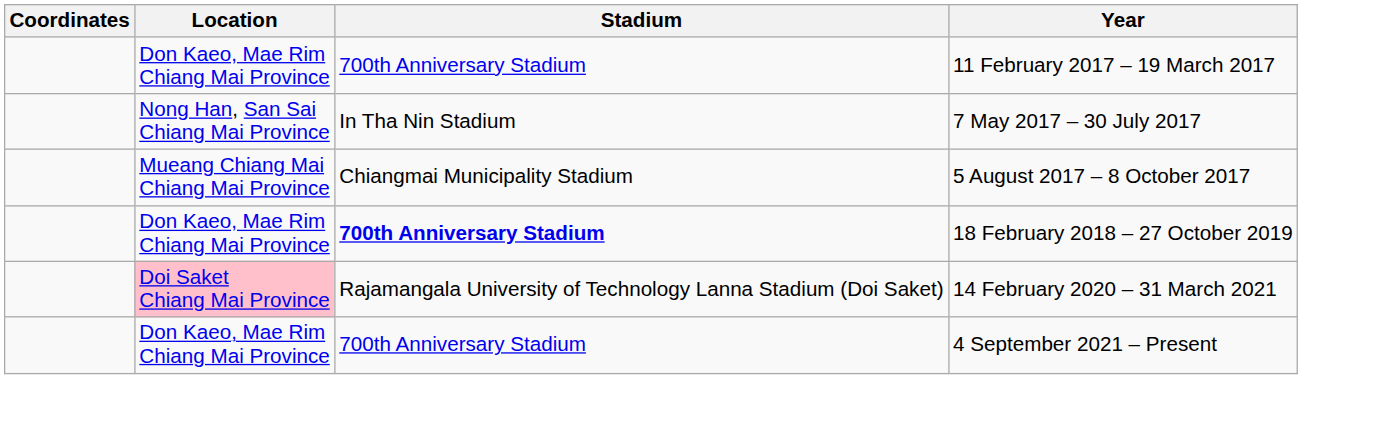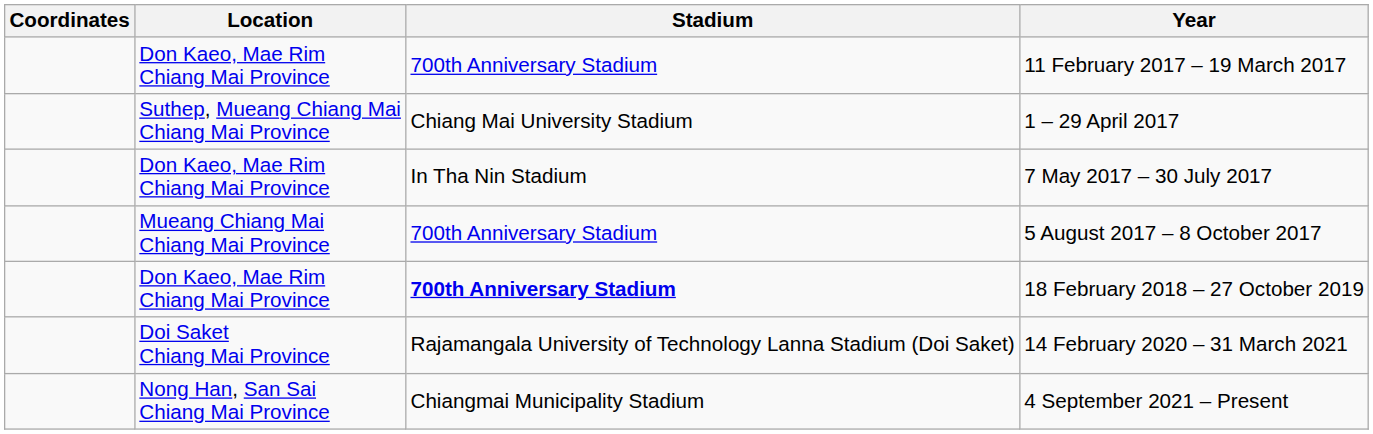+ row: (1102, 121)
(235, 121) Nong Han, San Sai Chiang Mai Province -> (235, 177) Don Kaeo, Mae Rim Chiang Mai Province
(486, 177) Chiangmai Municipality Stadium -> (534, 233) 700th Anniversary Stadium
(235, 289) pink background -> (235, 344) no background
(235, 344) Don Kaeo, Mae Rim Chiang Mai Province -> (235, 400) Nong Han, San Sai Chiang Mai Province
(463, 344) 700th Anniversary Stadium -> (557, 400) Chiangmai Municipality Stadium
